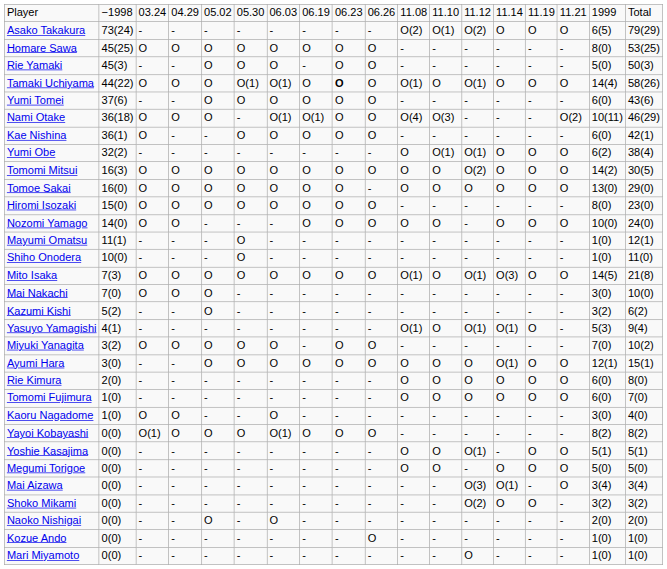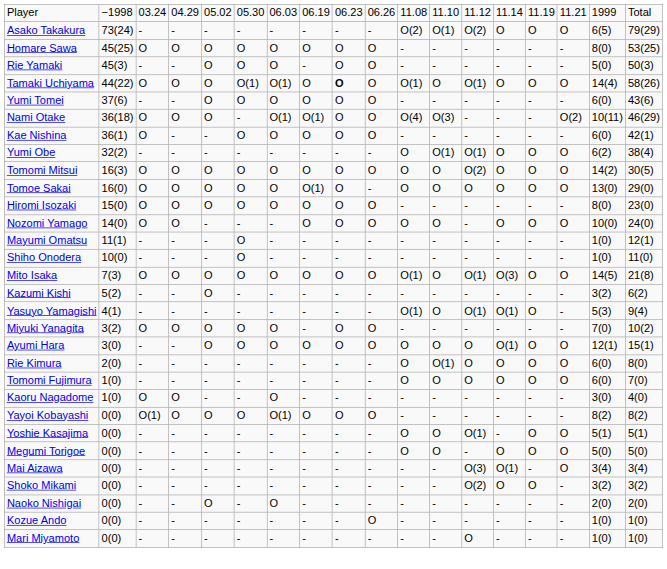(306, 188) O -> (313, 188) O(1)
- row: (37, 293)
(437, 380) O -> (443, 363) O(1)
